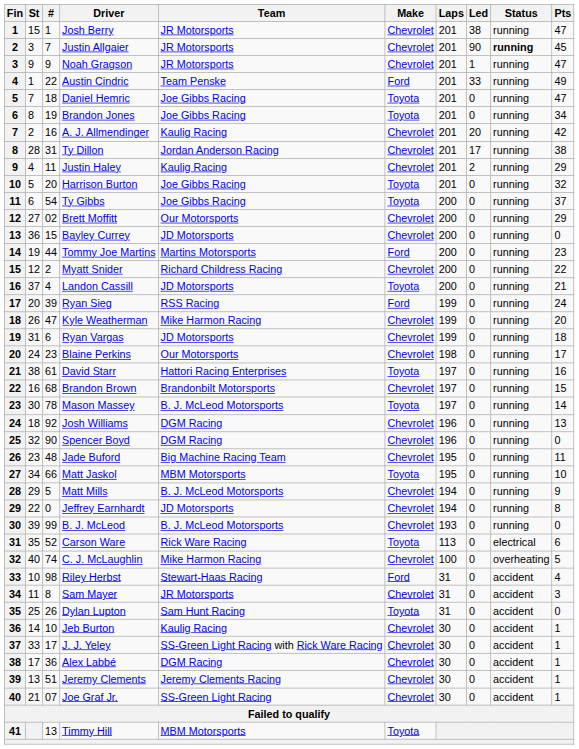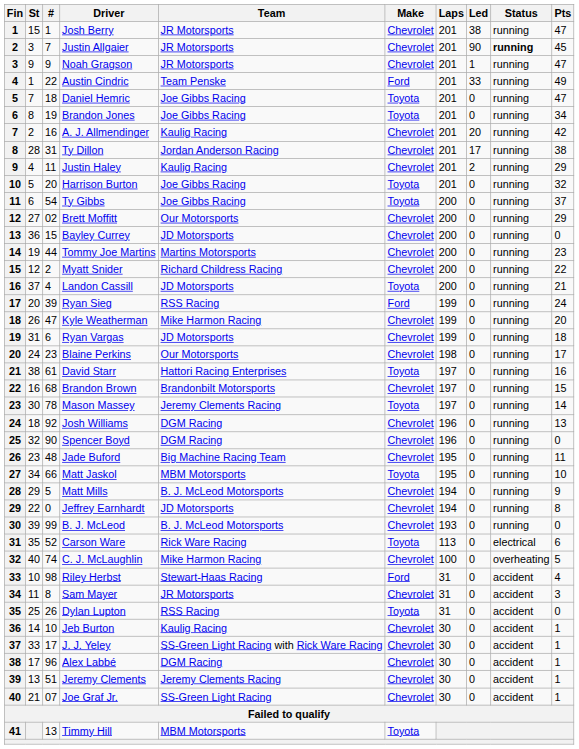(399, 252) Ford -> (411, 252) Chevrolet
(222, 406) B. J. McLeod Motorsports -> (221, 406) Jeremy Clements Racing
(203, 611) Sam Hunt Racing -> (190, 611) RSS Racing
(51, 662) 36 -> (51, 662) 96
